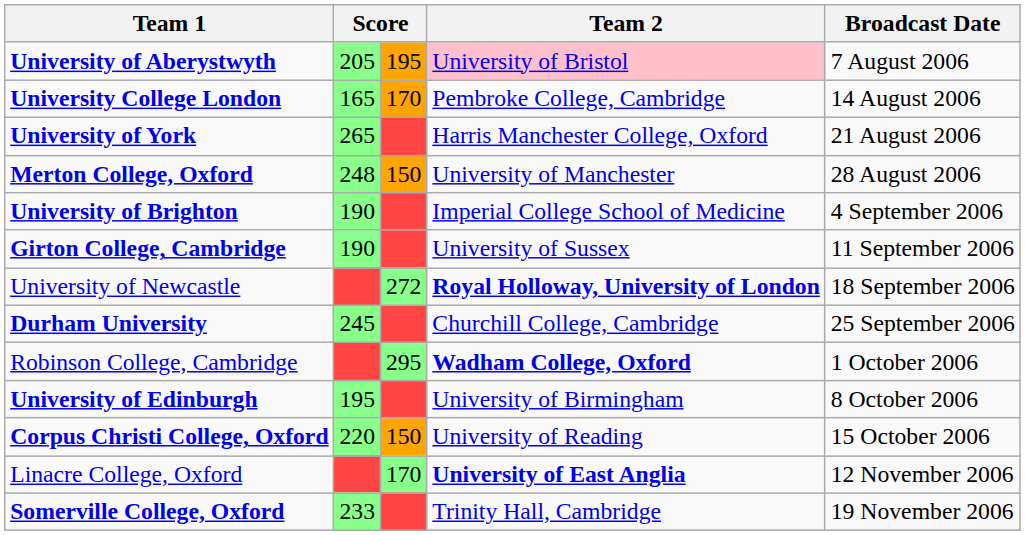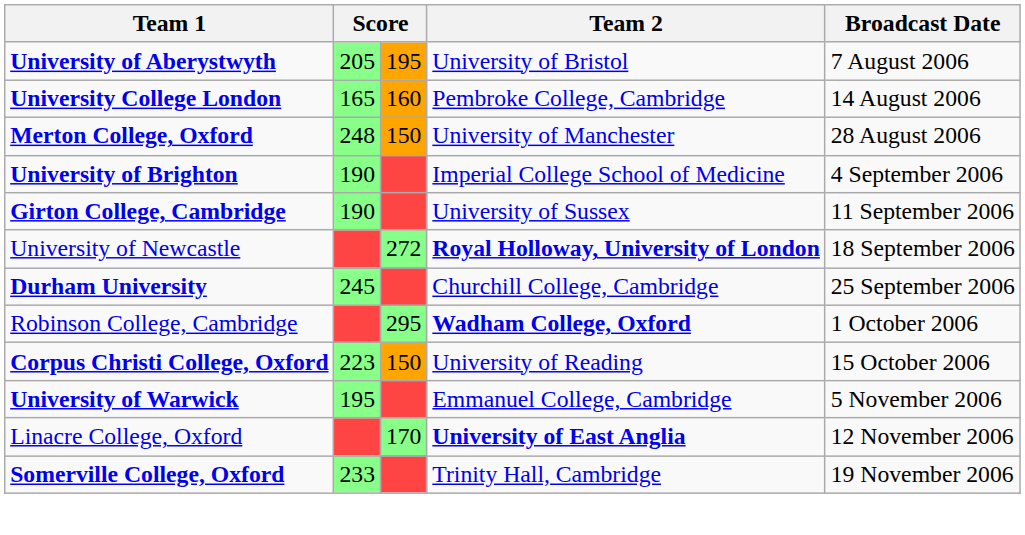(530, 60) pink background -> (530, 60) no background
(404, 98) 170 -> (404, 98) 160
- row: (103, 135)
- row: (134, 398)
(357, 436) 220 -> (357, 361) 223
+ row: (124, 398)
